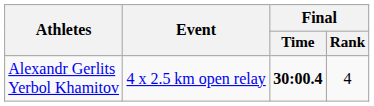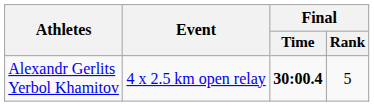(348, 78) 4 -> (348, 78) 5
